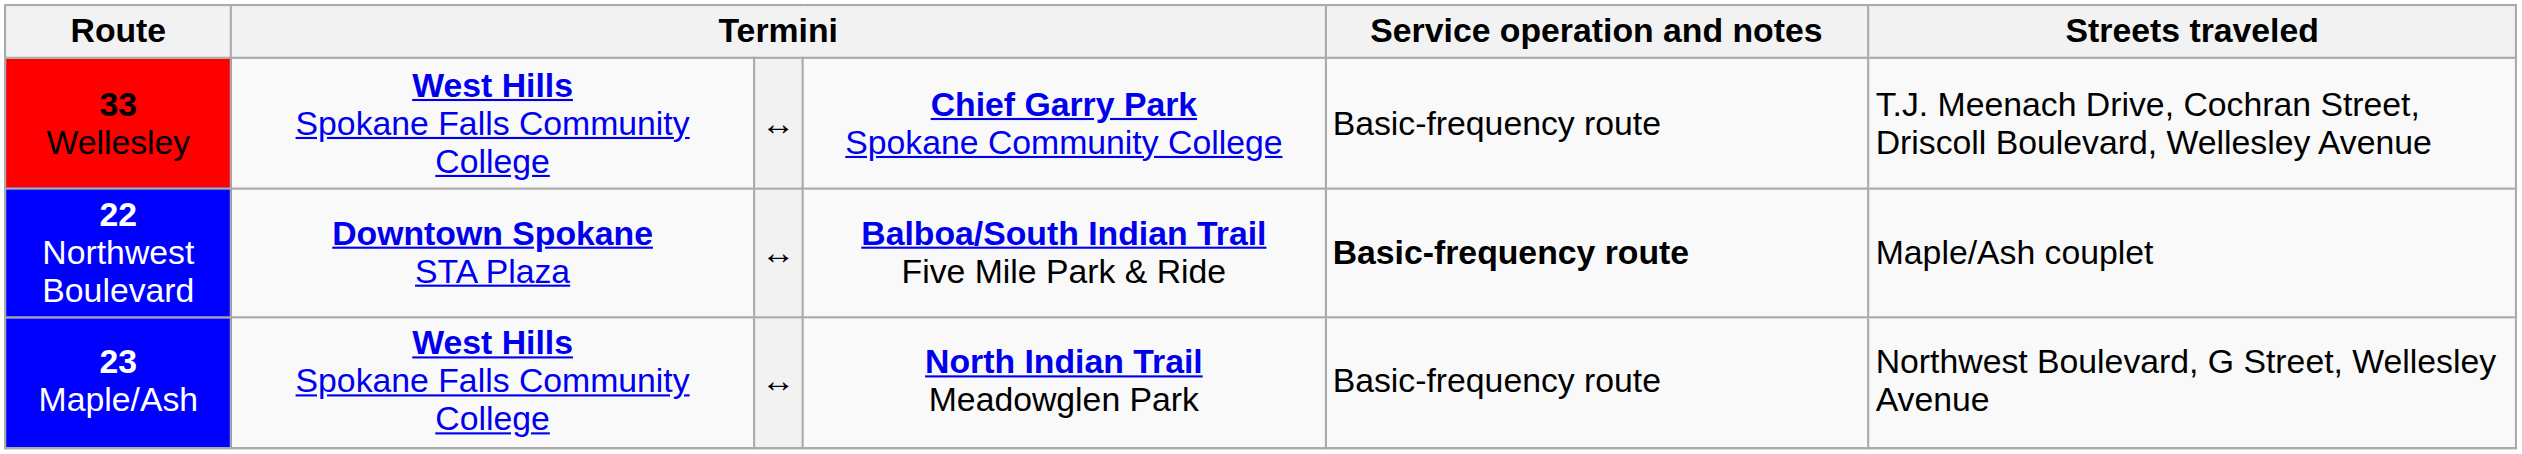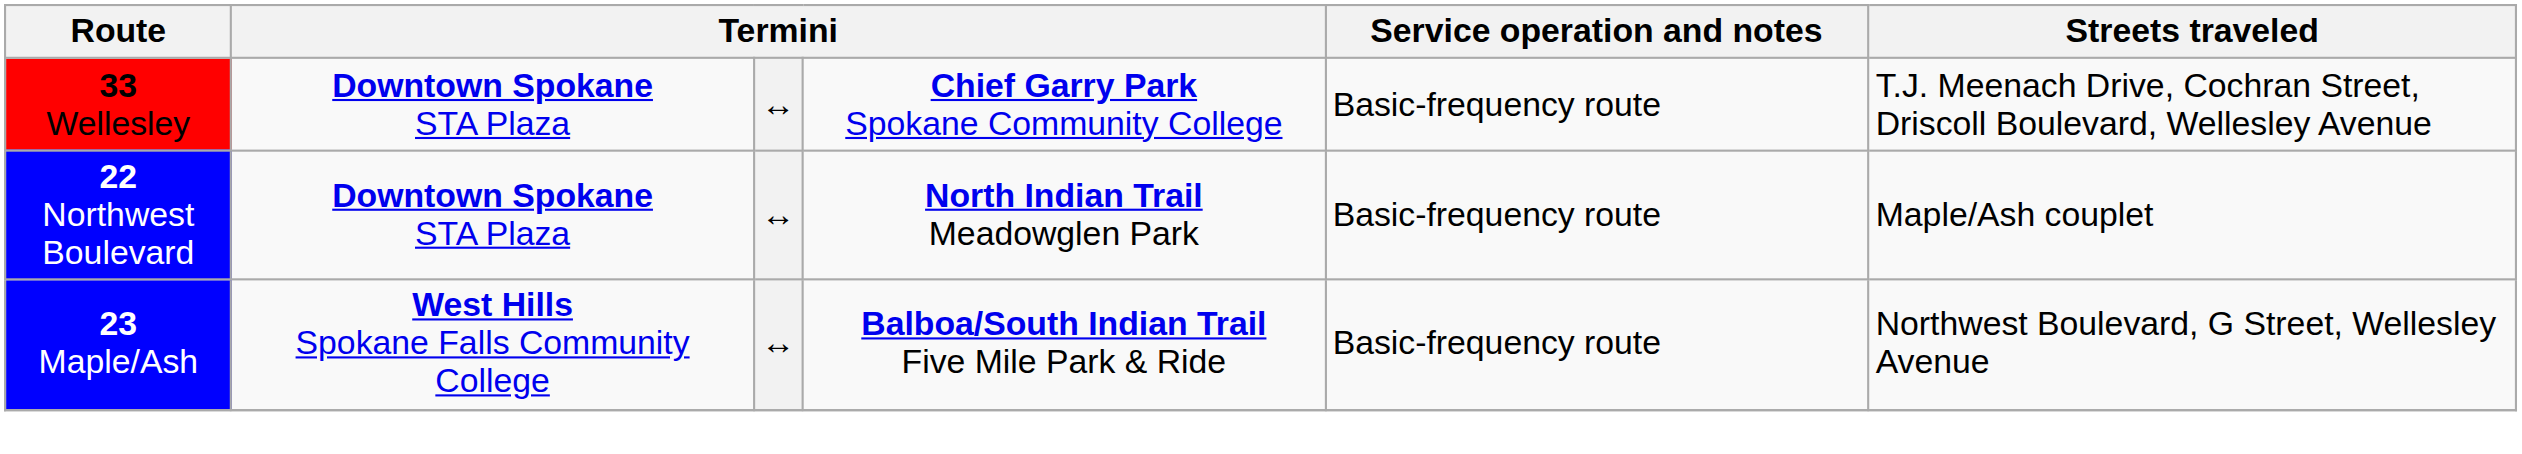(493, 122) West Hills Spokane Falls Community College -> (493, 103) Downtown Spokane STA Plaza
(1064, 252) Balboa/South Indian Trail Five Mile Park & Ride -> (1064, 214) North Indian Trail Meadowglen Park
(1511, 252) bold -> (1497, 214) normal
(1064, 381) North Indian Trail Meadowglen Park -> (1064, 343) Balboa/South Indian Trail Five Mile Park & Ride
